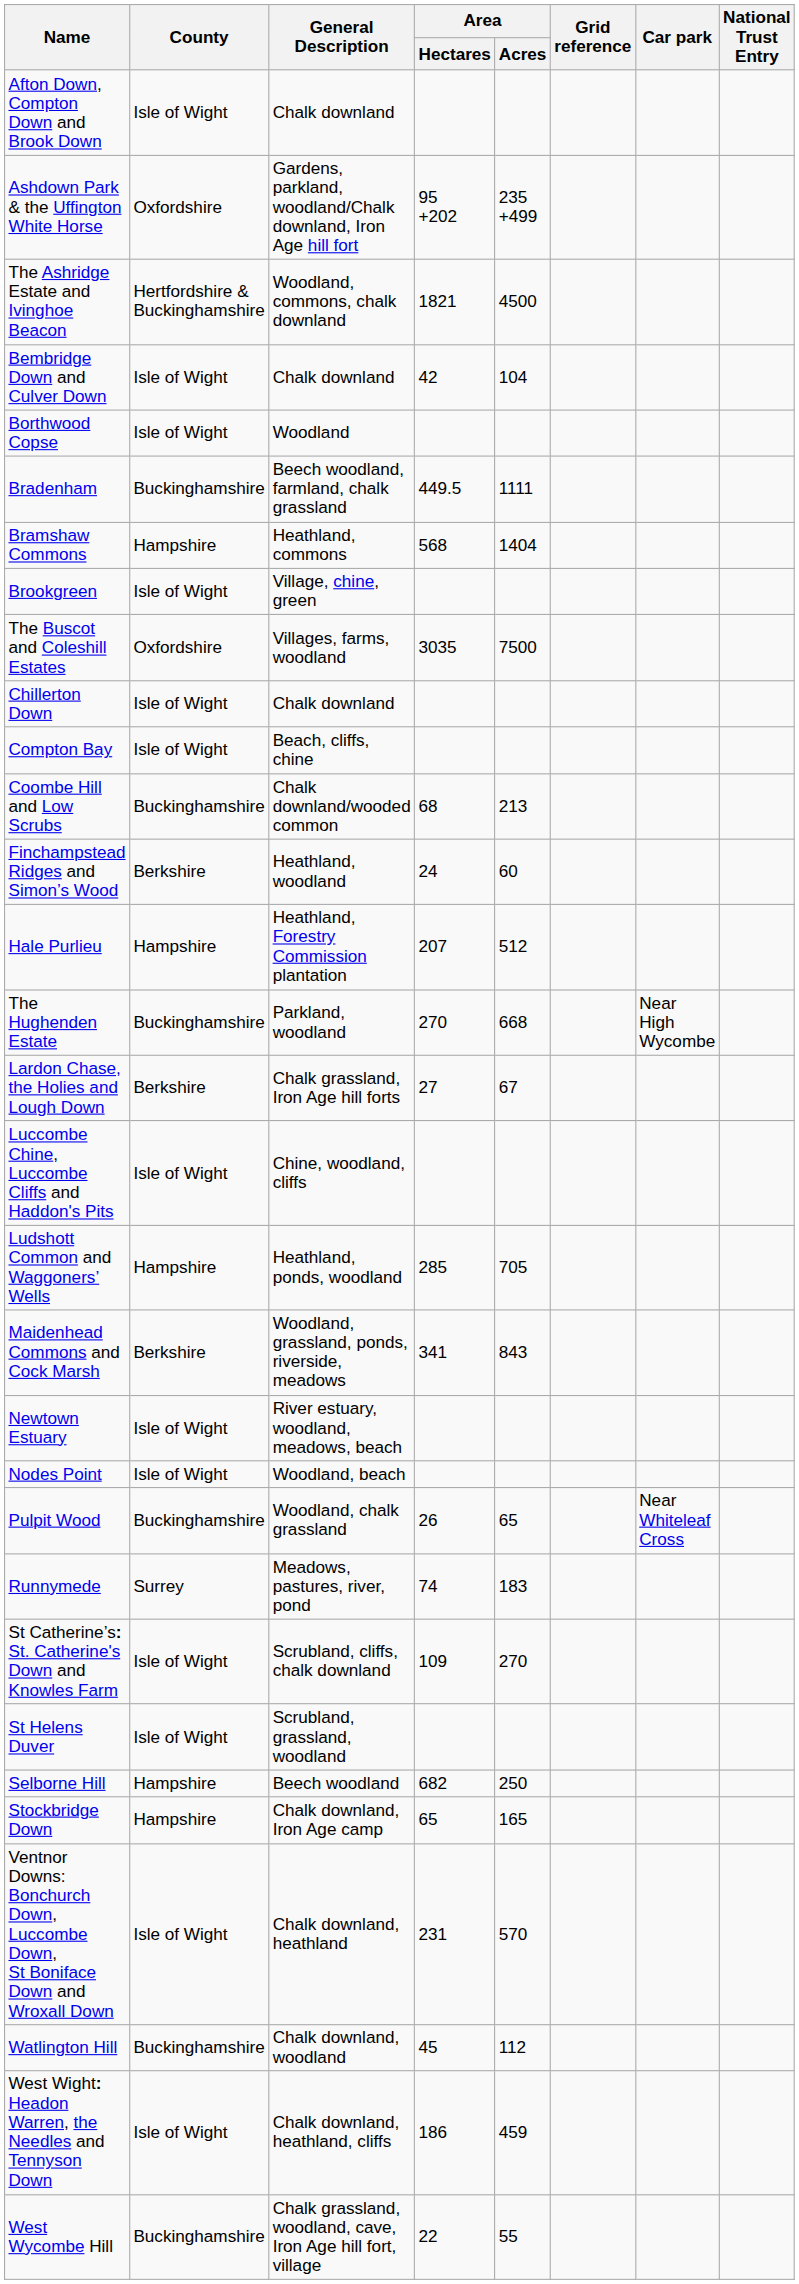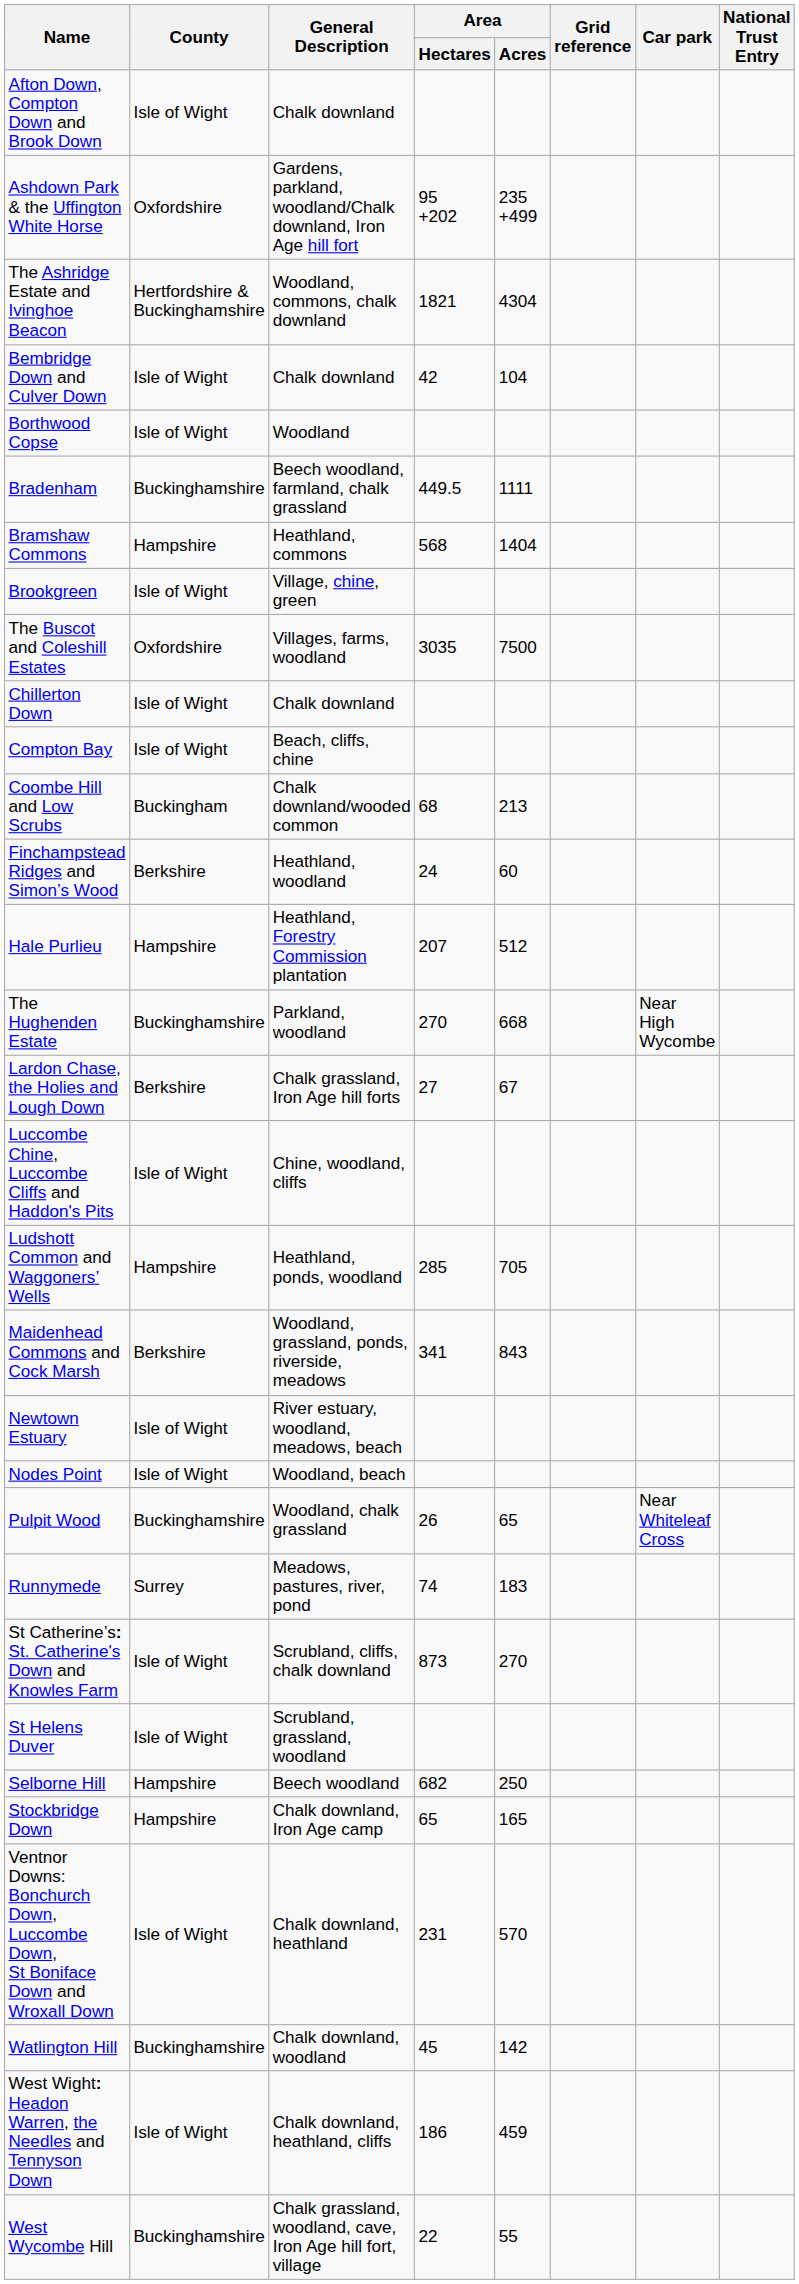(518, 301) 4500 -> (518, 301) 4304
(199, 806) Buckinghamshire -> (181, 806) Buckingham
(433, 1661) 109 -> (433, 1661) 873
(512, 2047) 112 -> (513, 2047) 142
